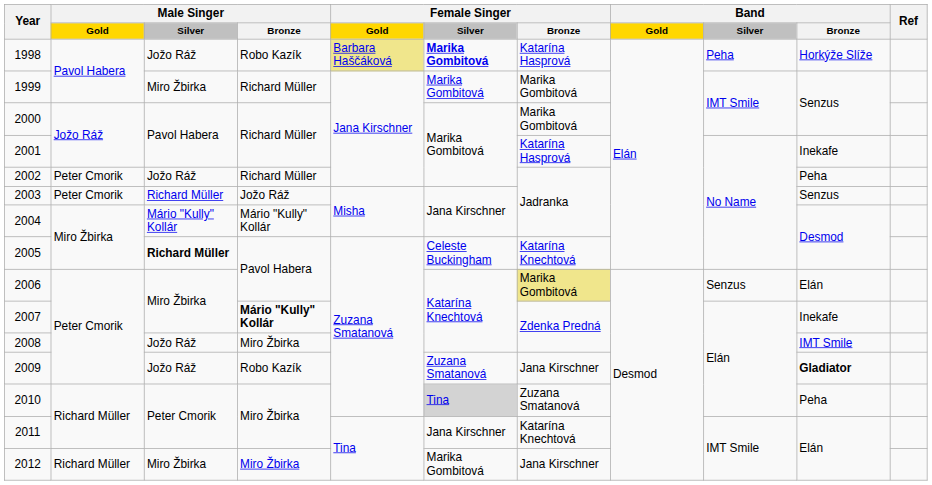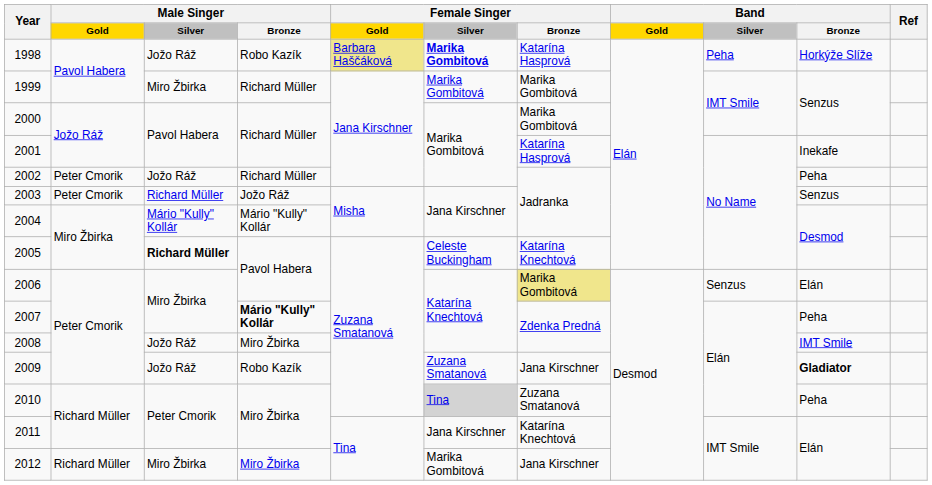(819, 317) Inekafe -> (813, 317) Peha
